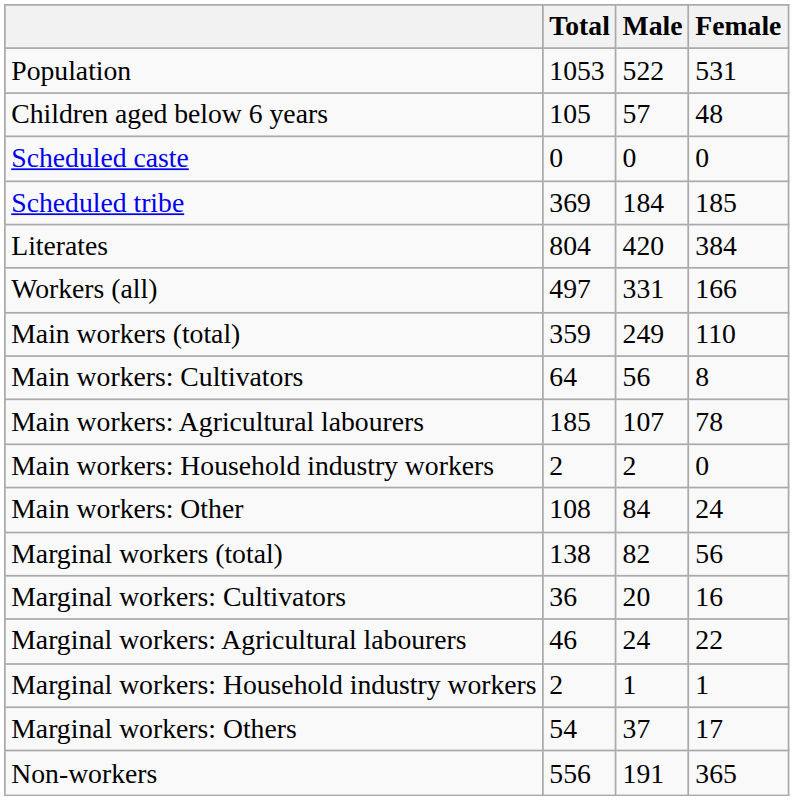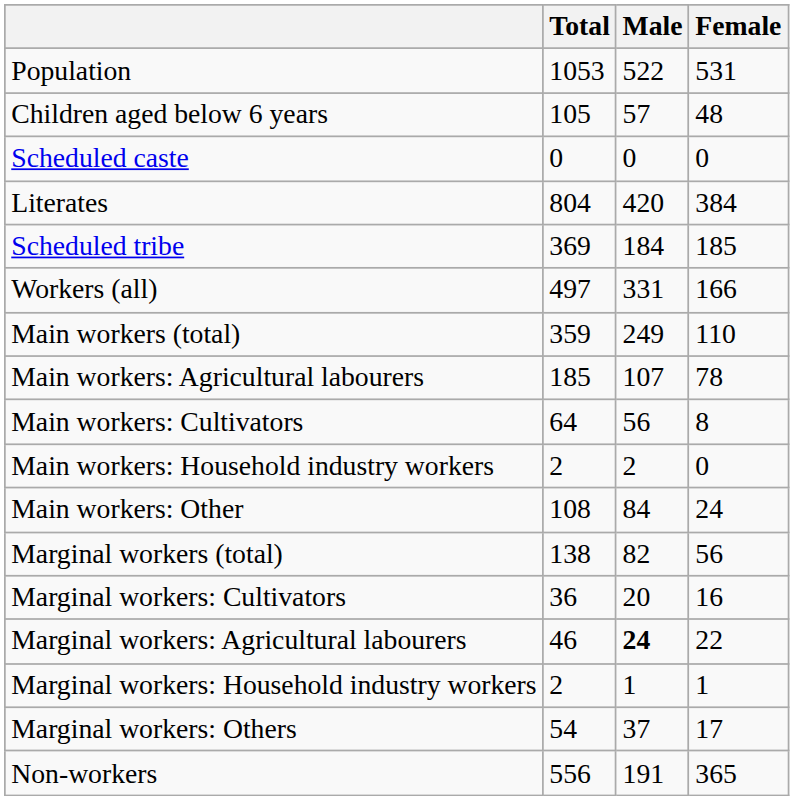rows swapped: (98, 202) <-> (60, 245)
rows swapped: (157, 377) <-> (218, 421)
(636, 641) normal -> (636, 641) bold
